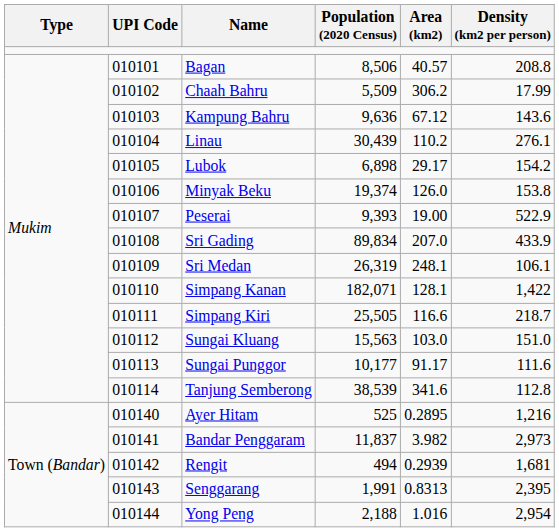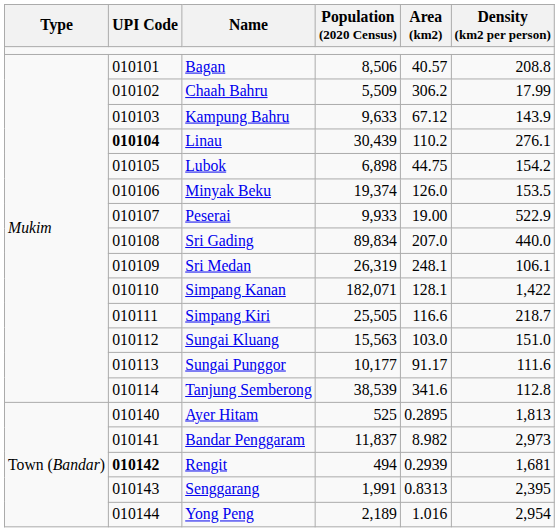(379, 116) 9,636 -> (379, 116) 9,633
(533, 116) 143.6 -> (533, 116) 143.9
(136, 141) normal -> (136, 141) bold
(430, 166) 29.17 -> (430, 166) 44.75
(533, 191) 153.8 -> (533, 191) 153.5
(379, 215) 9,393 -> (379, 215) 9,933
(533, 240) 433.9 -> (533, 240) 440.0
(533, 414) 1,216 -> (533, 414) 1,813
(430, 439) 3.982 -> (430, 439) 8.982
(136, 464) normal -> (136, 464) bold
(379, 514) 2,188 -> (379, 514) 2,189
